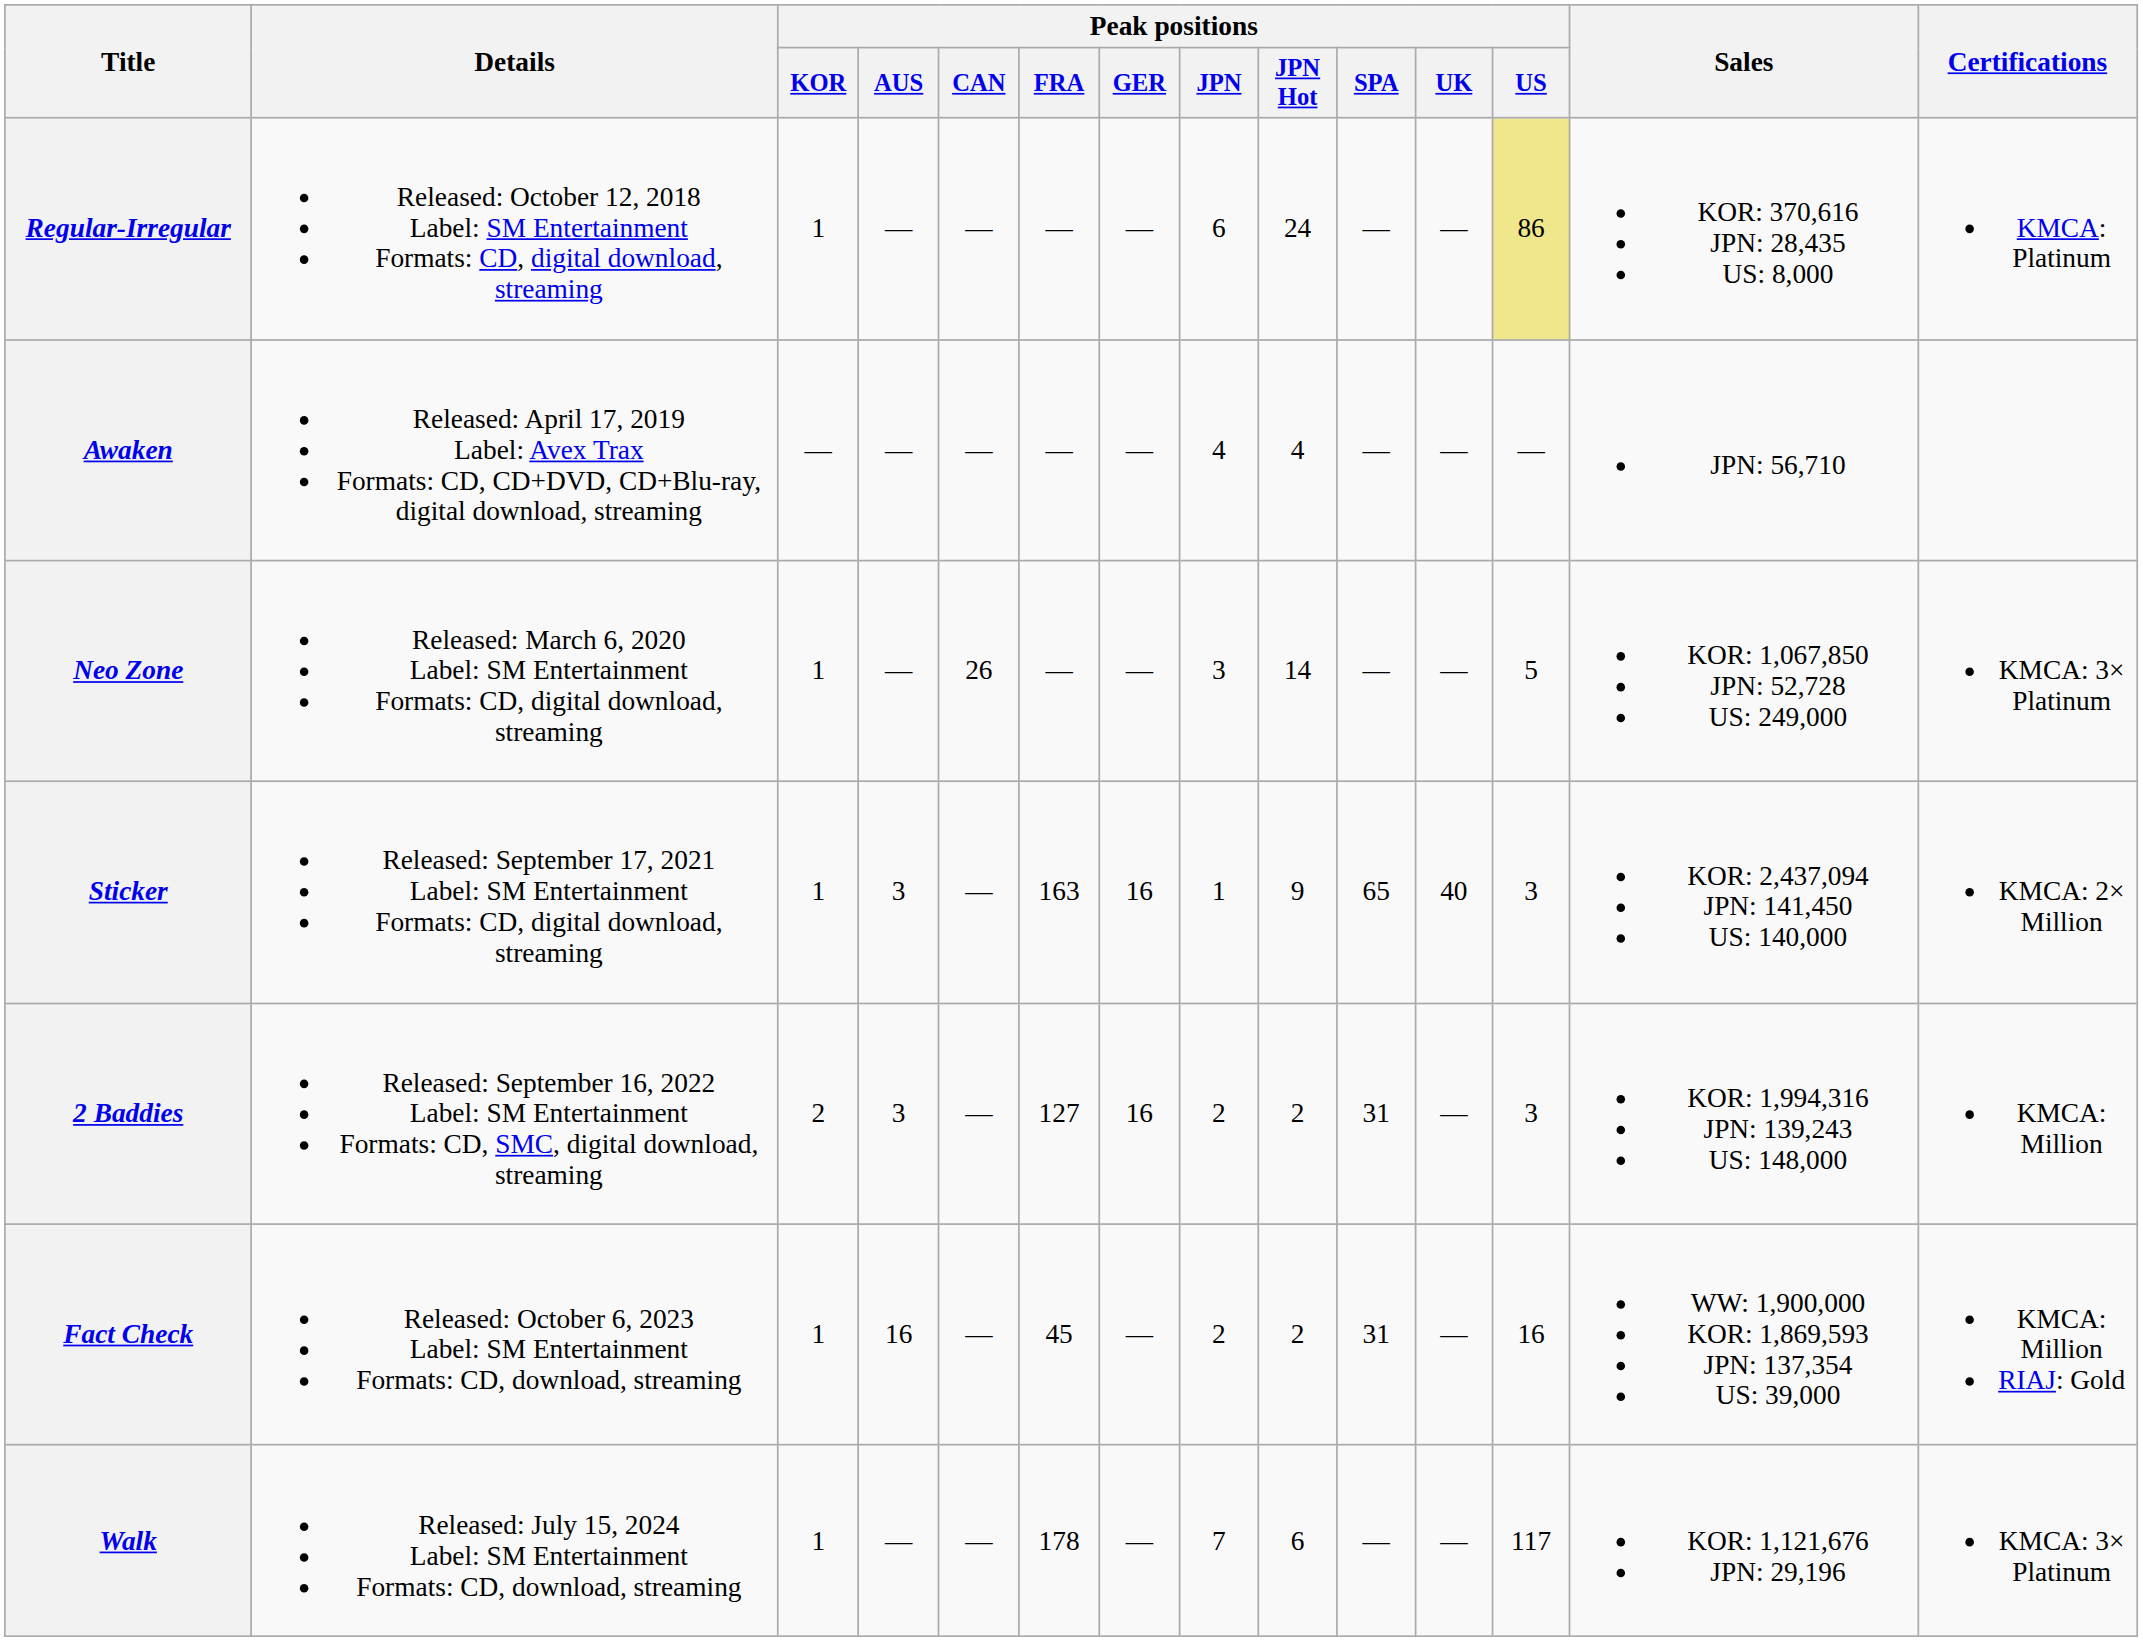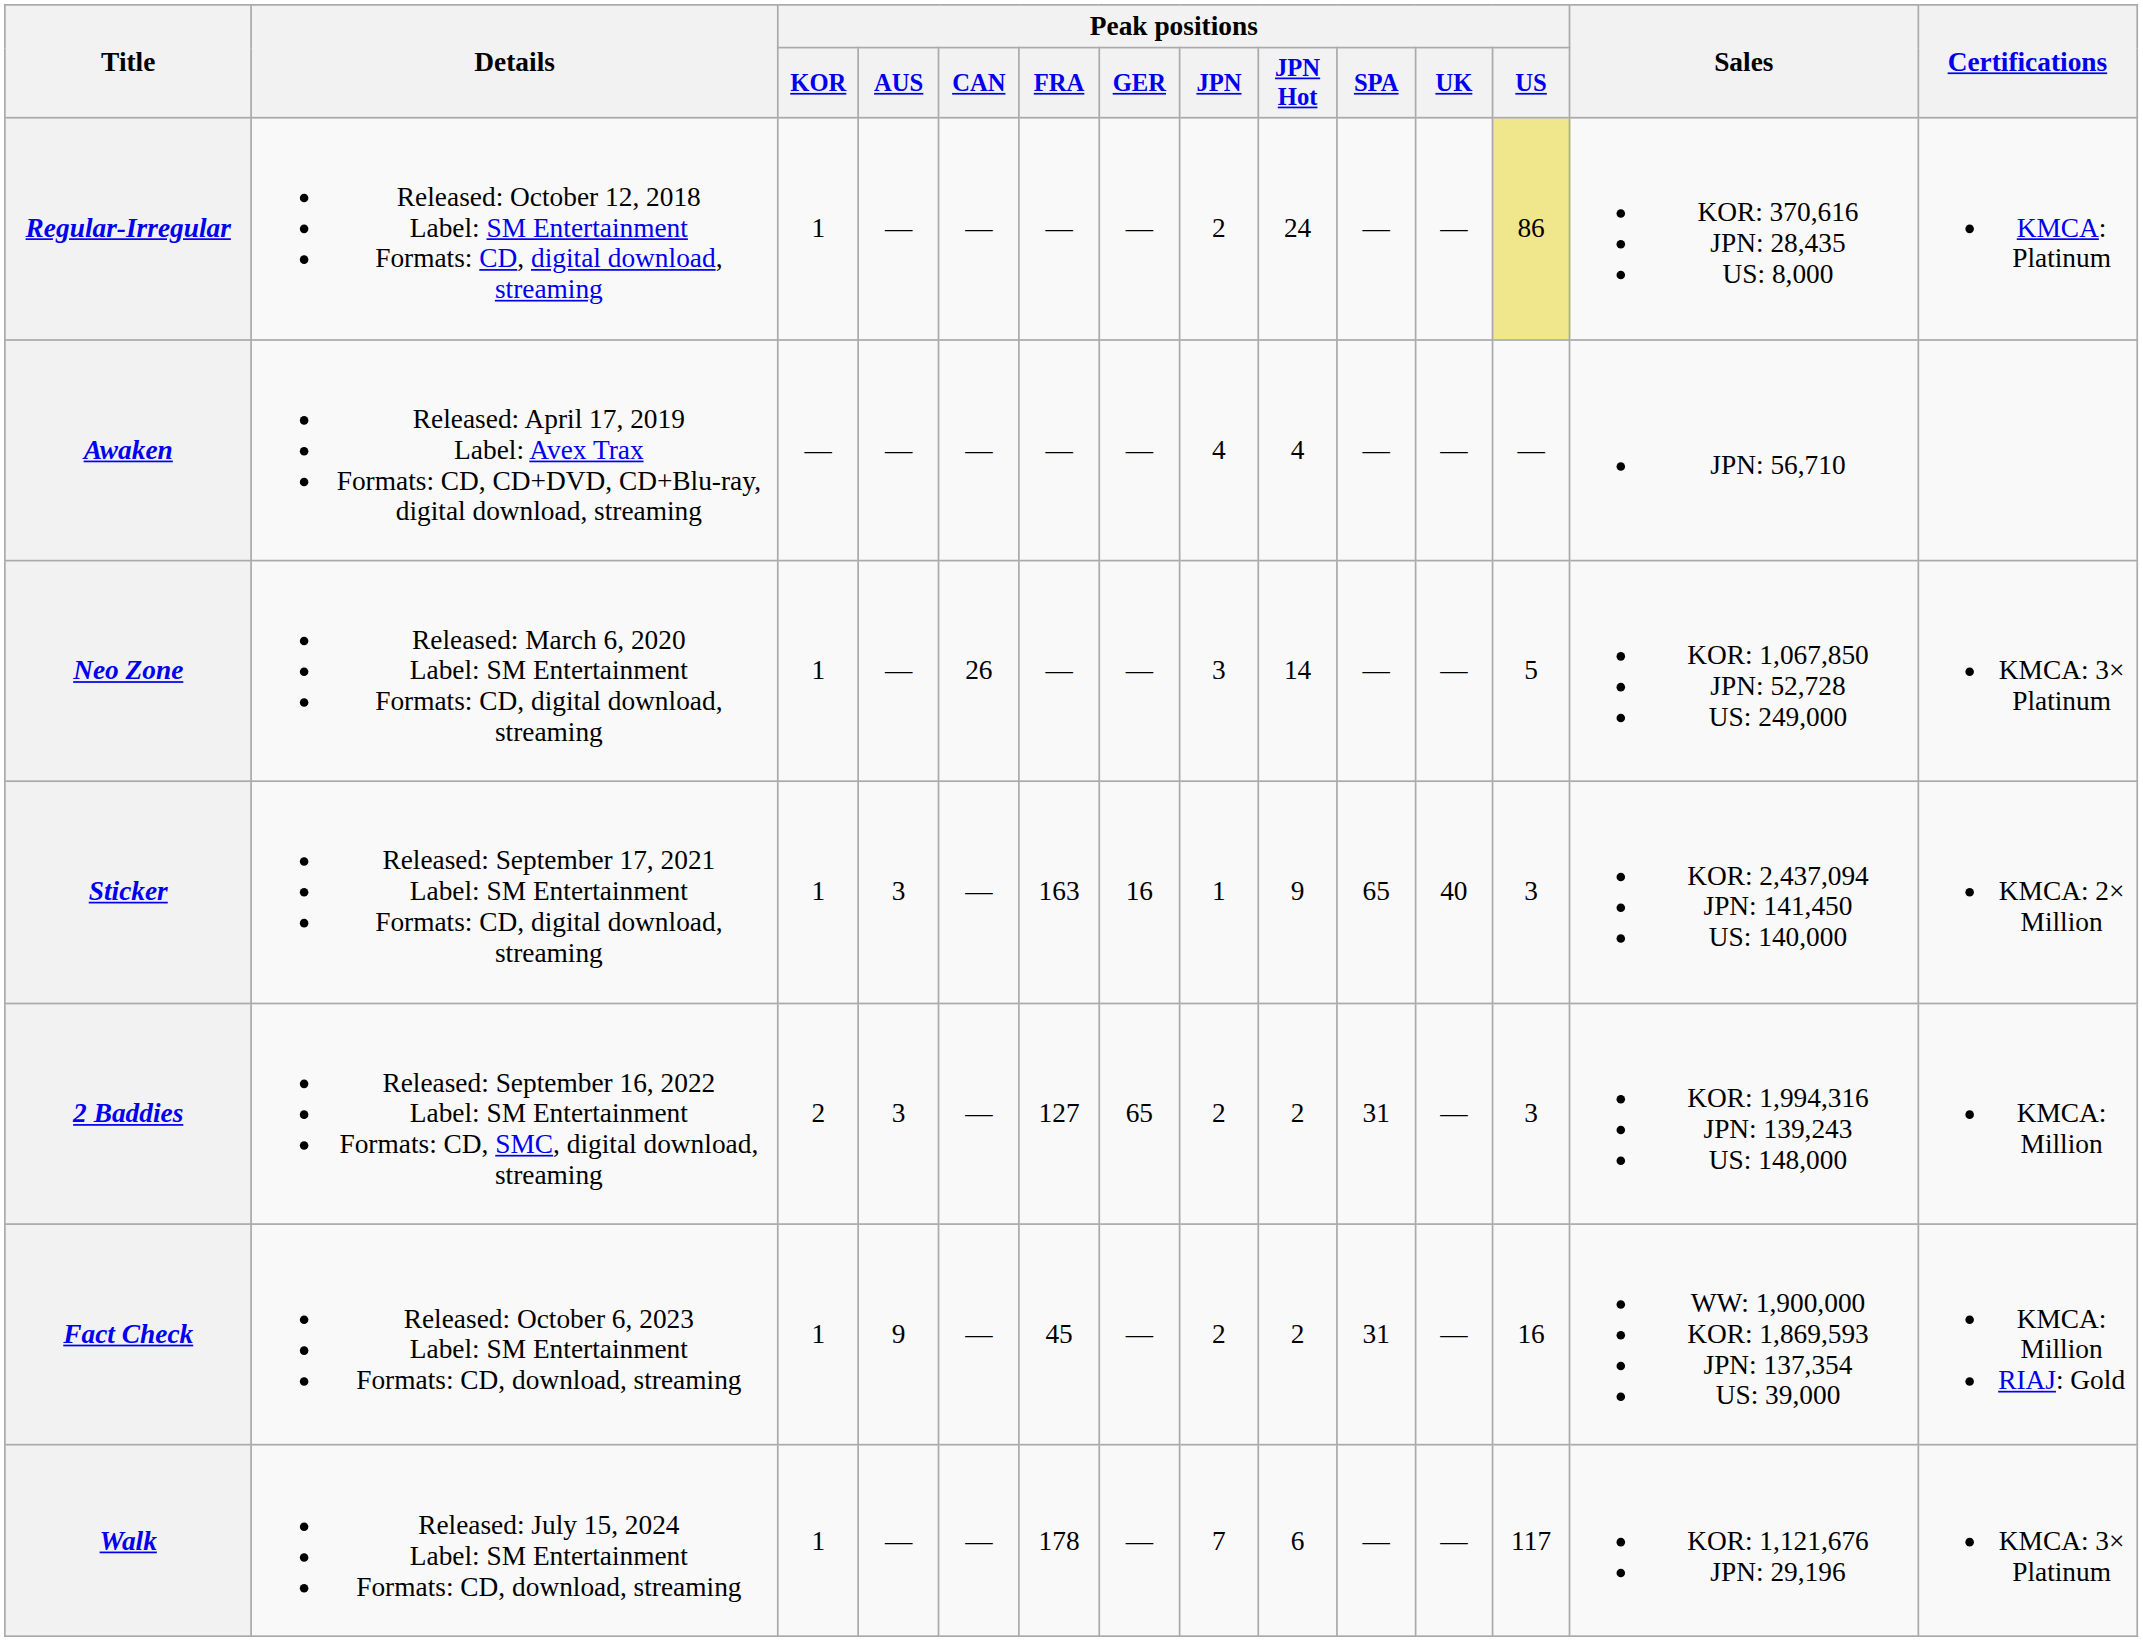(1219, 228) 6 -> (1219, 228) 2
(1139, 1113) 16 -> (1139, 1113) 65
(899, 1334) 16 -> (899, 1334) 9
